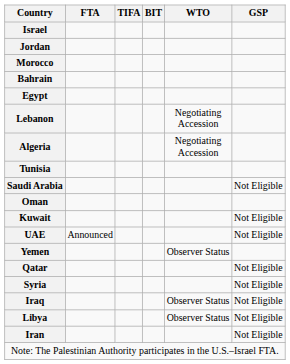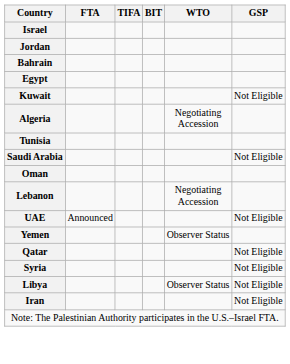- row: (35, 63)
rows swapped: (35, 118) <-> (35, 218)
- row: (35, 301)
